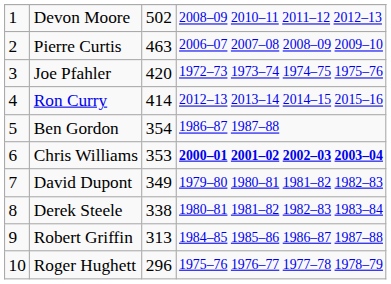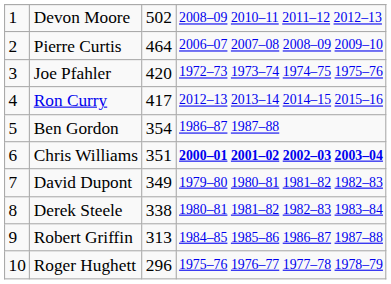(159, 45) 463 -> (159, 45) 464
(159, 100) 414 -> (159, 100) 417
(159, 155) 353 -> (159, 155) 351
